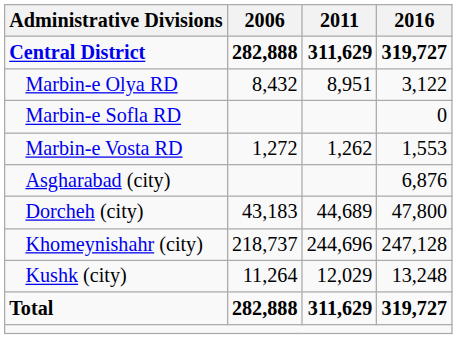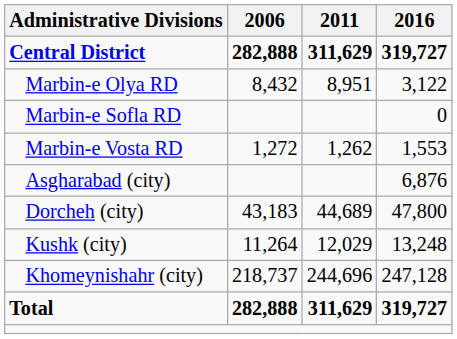rows swapped: (114, 244) <-> (76, 276)
